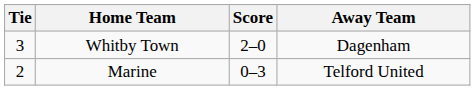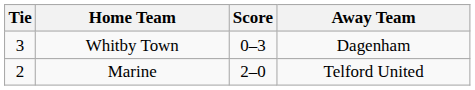(253, 44) 2–0 -> (253, 44) 0–3
(253, 71) 0–3 -> (253, 71) 2–0
